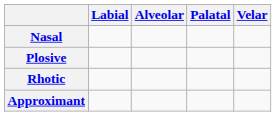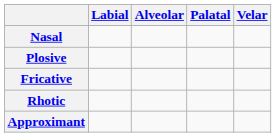+ row: (46, 79)
